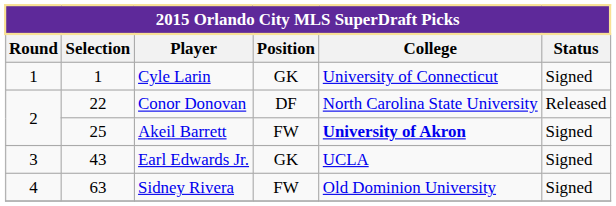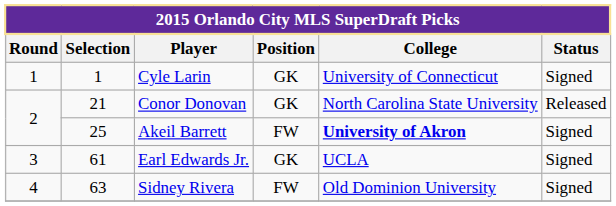(98, 104) 22 -> (98, 104) 21
(286, 104) DF -> (286, 104) GK
(98, 159) 43 -> (98, 159) 61
